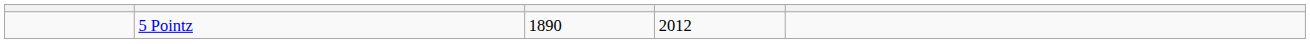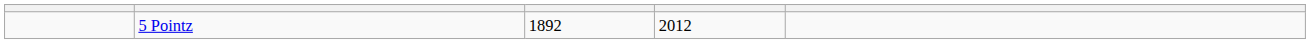(545, 25) 1890 -> (545, 25) 1892
